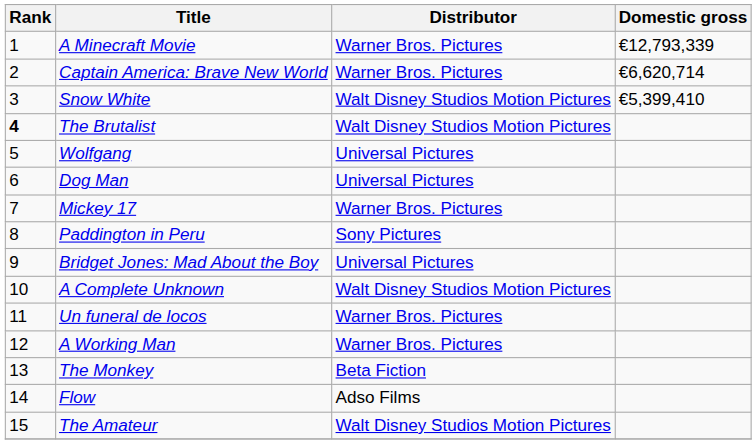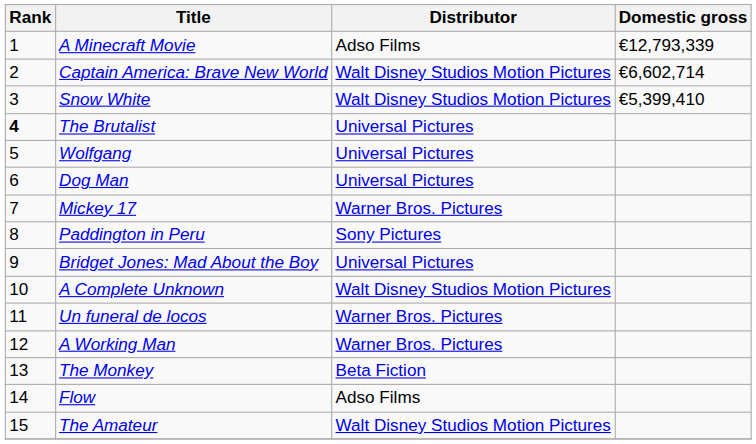(419, 45) Warner Bros. Pictures -> (378, 45) Adso Films
(419, 72) Warner Bros. Pictures -> (473, 72) Walt Disney Studios Motion Pictures
(662, 72) €6,620,714 -> (662, 72) €6,602,714
(473, 126) Walt Disney Studios Motion Pictures -> (405, 126) Universal Pictures
